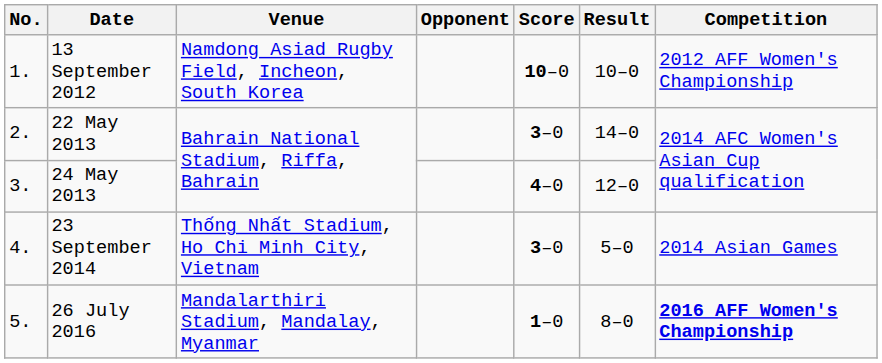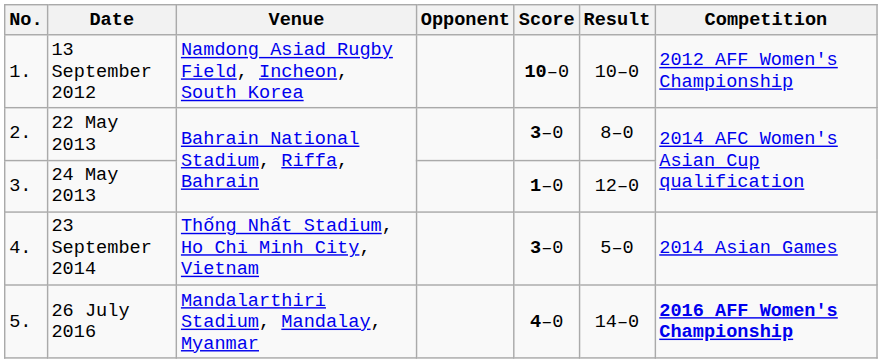(617, 134) 14–0 -> (617, 134) 8–0
(547, 186) 4–0 -> (547, 186) 1–0
(547, 322) 1–0 -> (547, 322) 4–0
(617, 322) 8–0 -> (617, 322) 14–0
